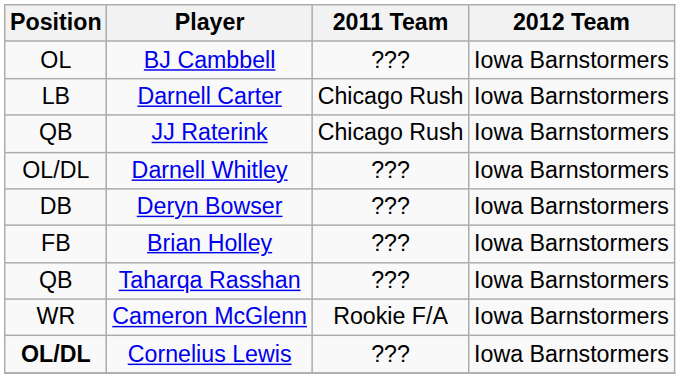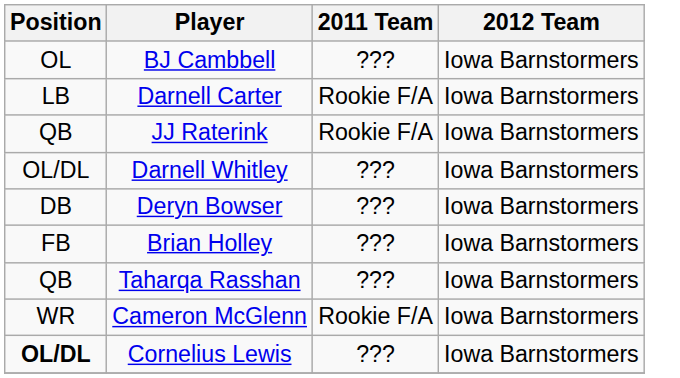(391, 96) Chicago Rush -> (376, 96) Rookie F/A
(391, 133) Chicago Rush -> (376, 133) Rookie F/A
